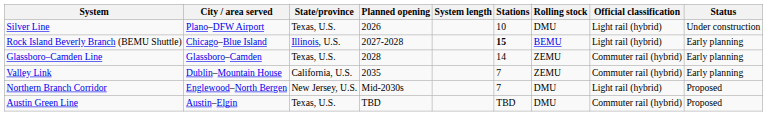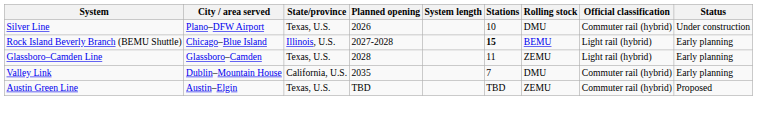(627, 27) Light rail (hybrid) -> (627, 27) Commuter rail (hybrid)
(501, 57) 14 -> (491, 57) 11
(637, 57) Commuter rail (hybrid) -> (617, 57) Light rail (hybrid)
(547, 73) ZEMU -> (535, 73) DMU
- row: (57, 88)
(545, 103) DMU -> (537, 88) ZEMU
